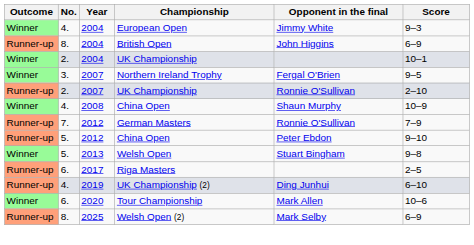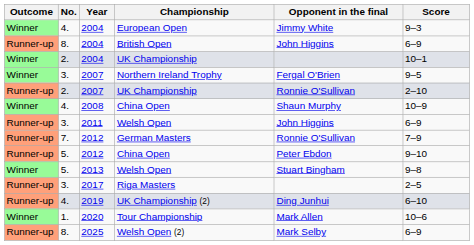+ row: (92, 122)
(65, 169) 6. -> (65, 185) 3.
(65, 201) 6. -> (65, 216) 1.
